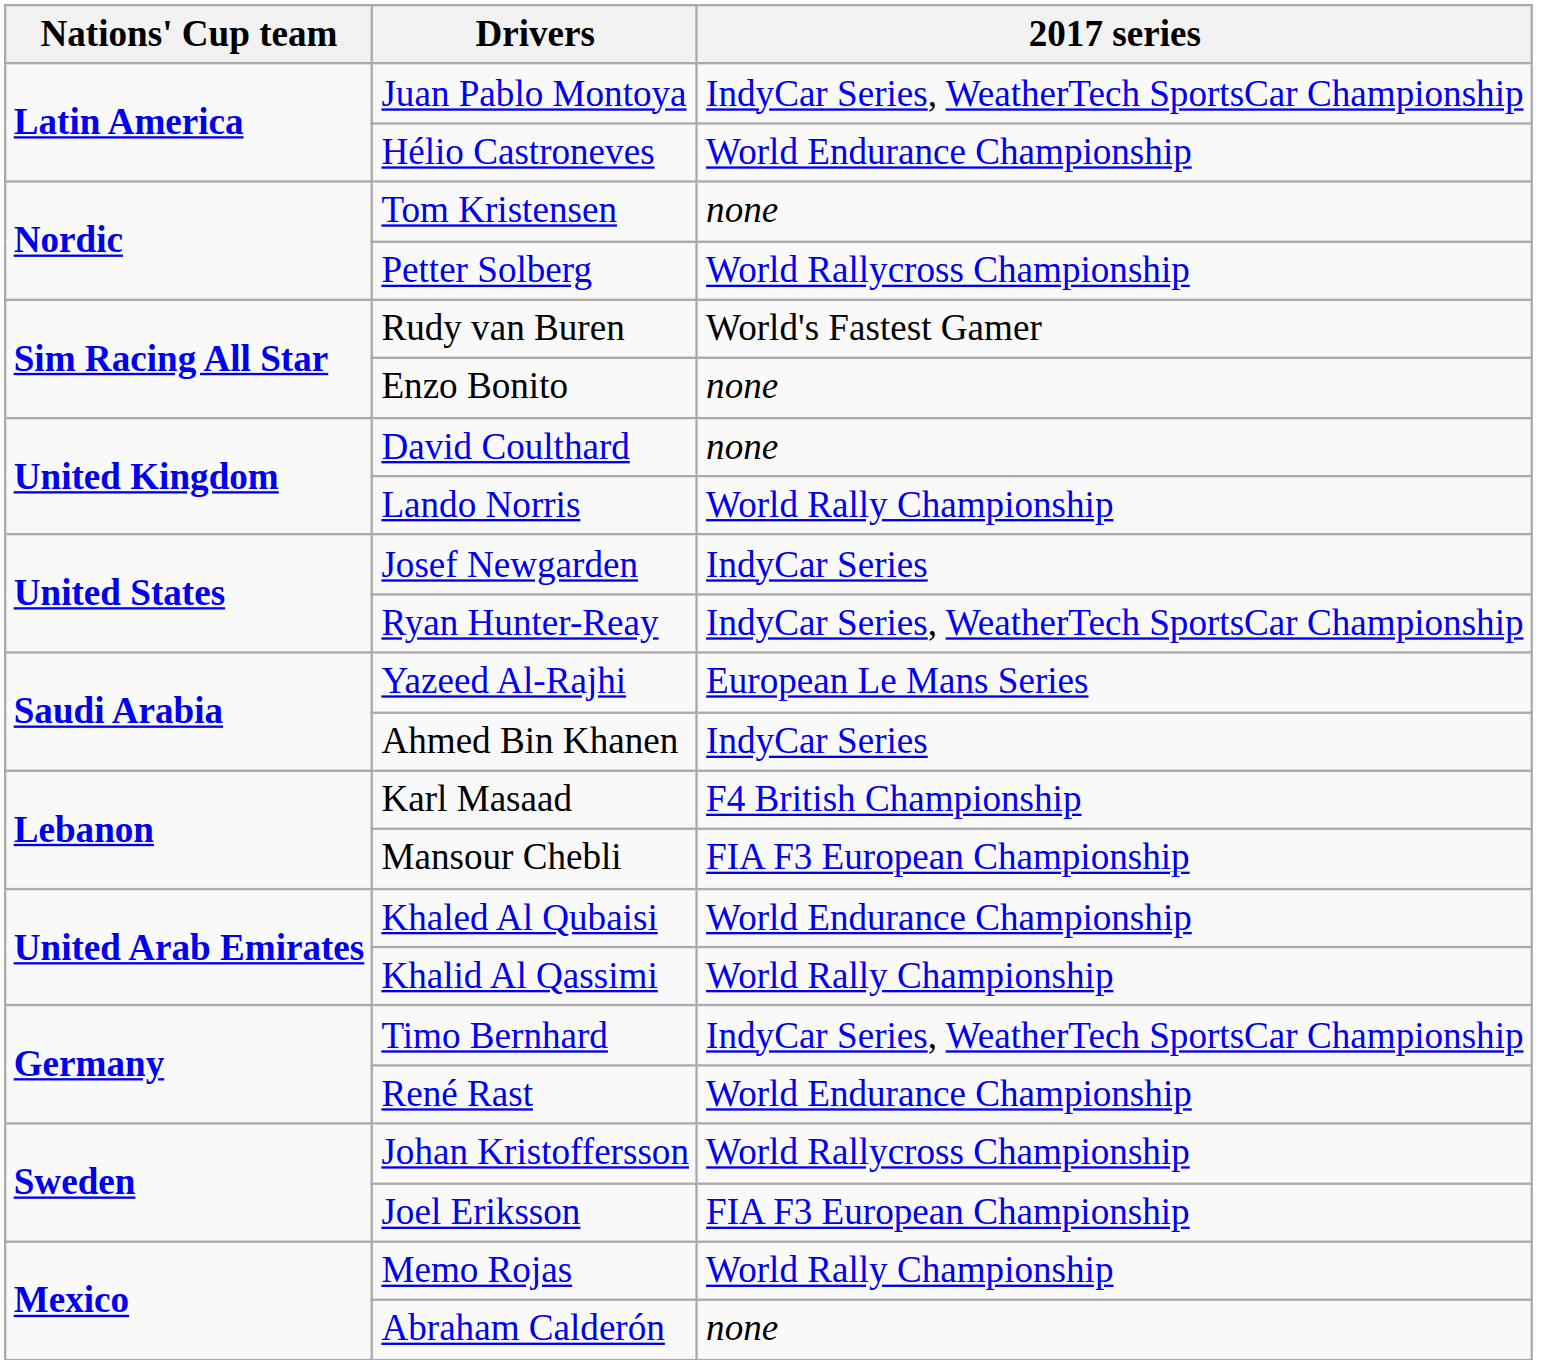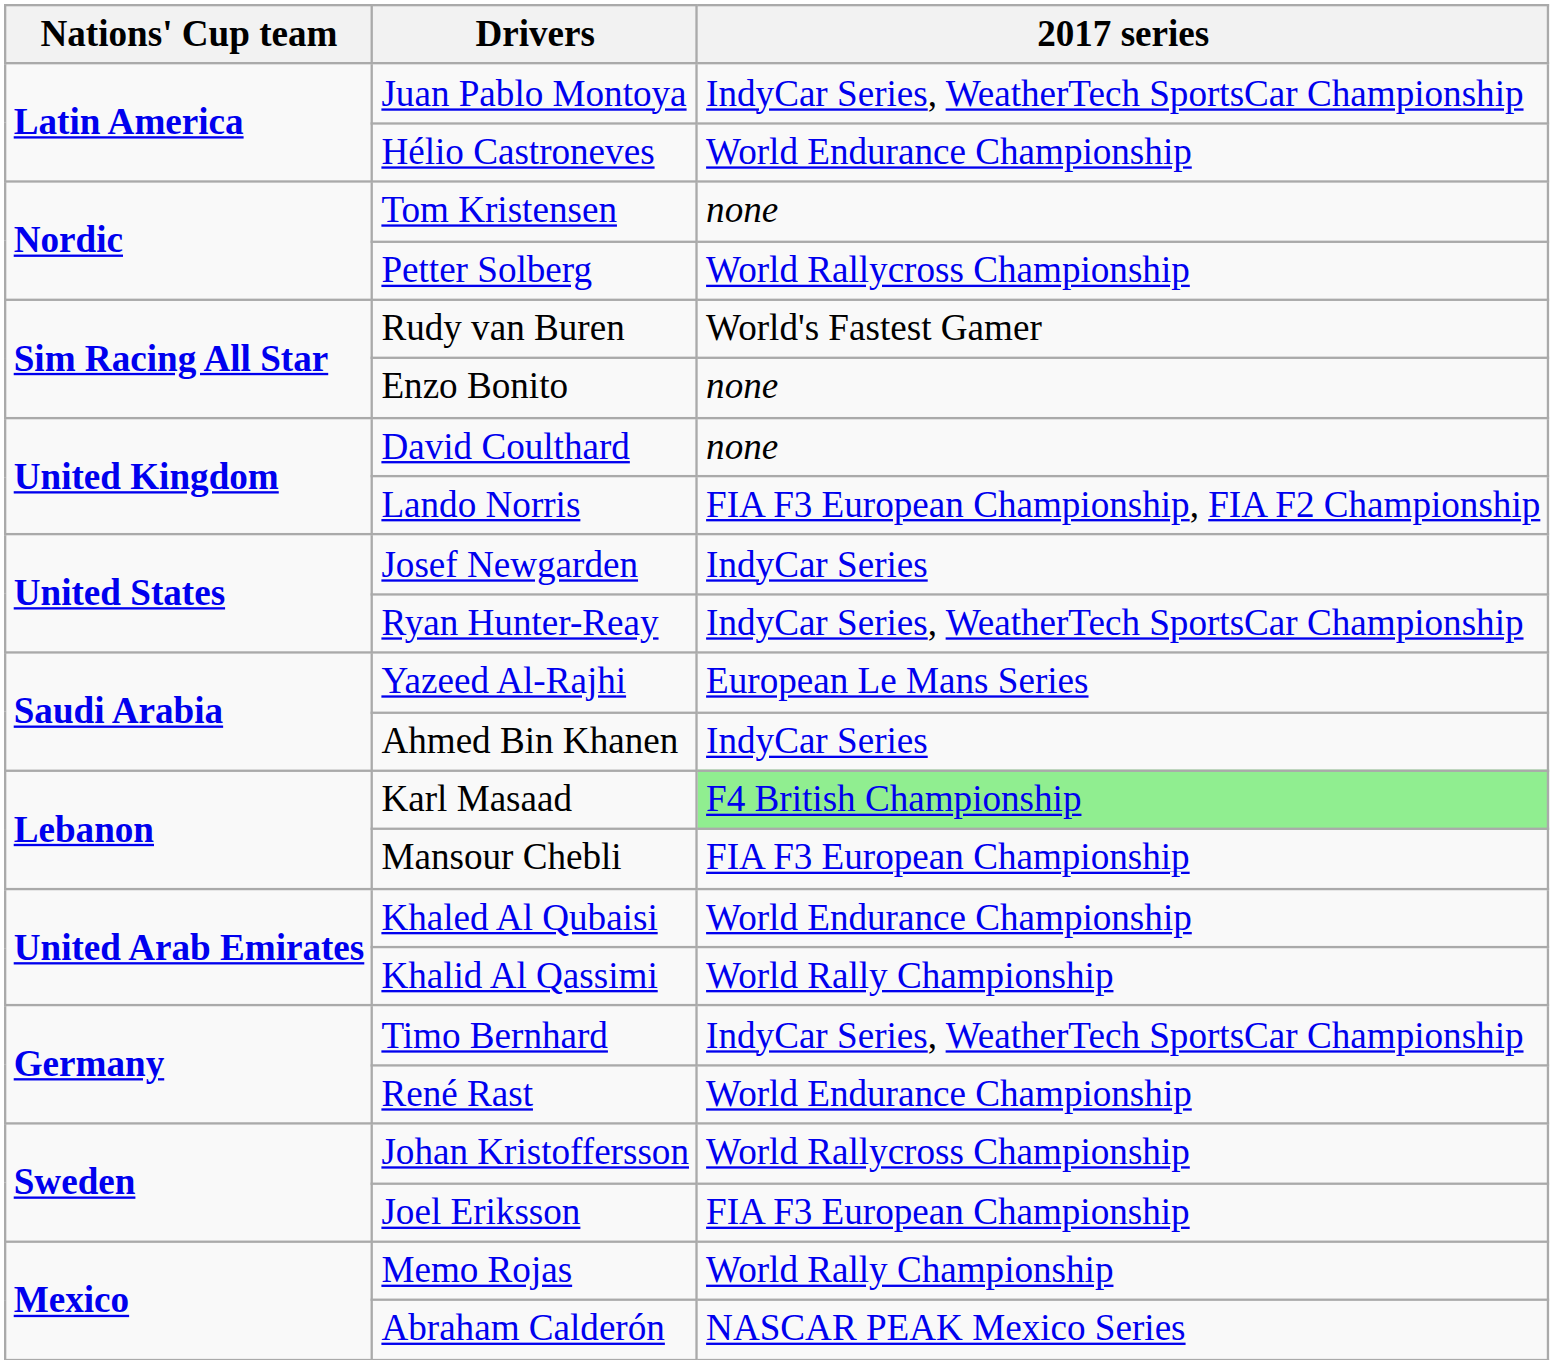(910, 504) World Rally Championship -> (1123, 504) FIA F3 European Championship, FIA F2 Championship
(894, 799) no background -> (894, 799) lightgreen background
(742, 1329) none -> (946, 1329) NASCAR PEAK Mexico Series
